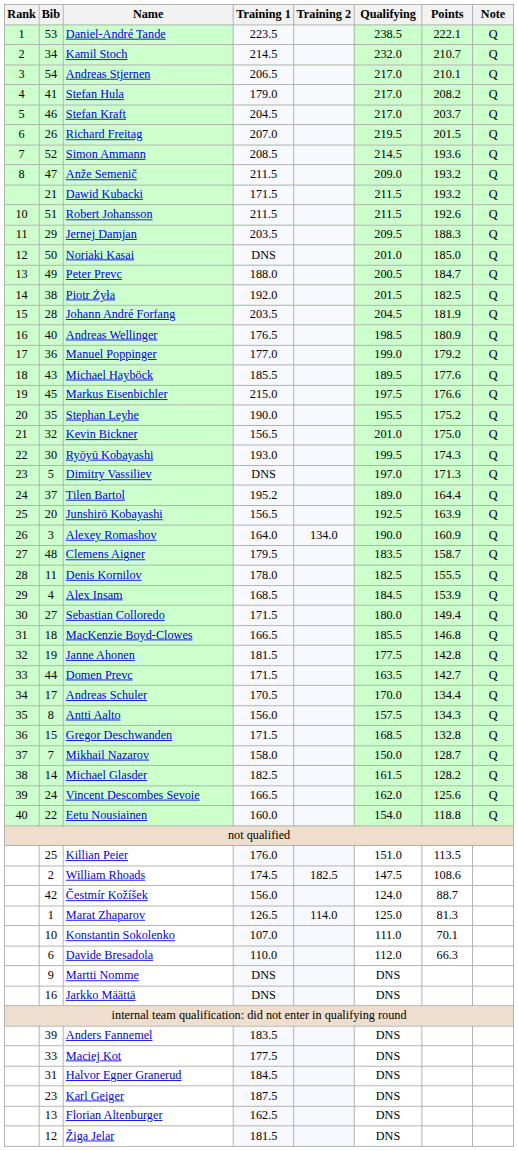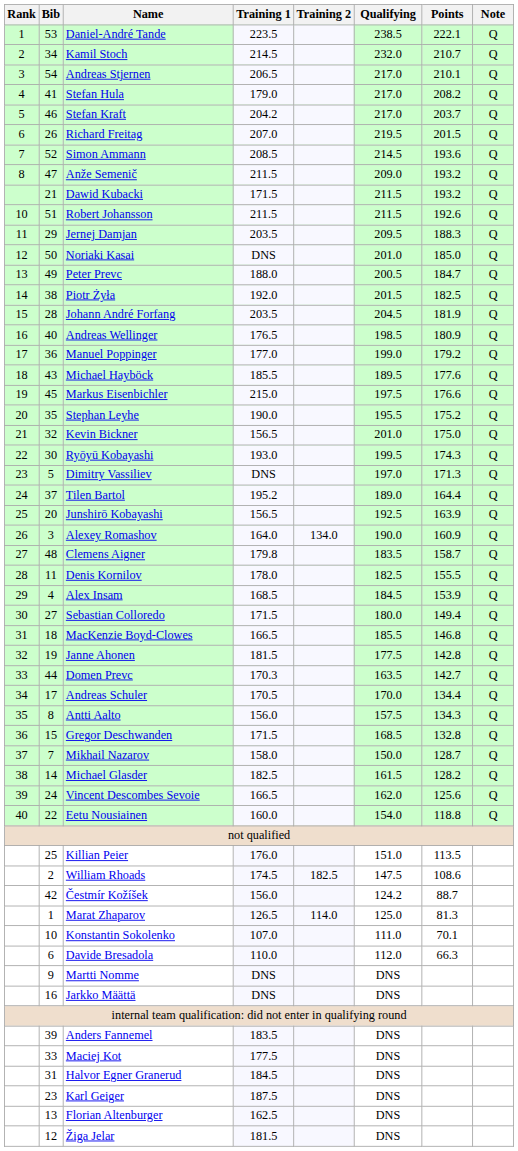(264, 114) 204.5 -> (264, 114) 204.2
(264, 554) 179.5 -> (264, 554) 179.8
(264, 675) 171.5 -> (264, 675) 170.3
(388, 895) 124.0 -> (388, 895) 124.2
